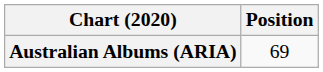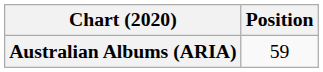(280, 51) 69 -> (280, 51) 59
